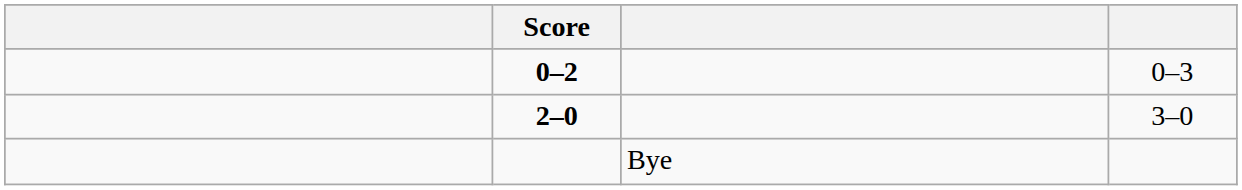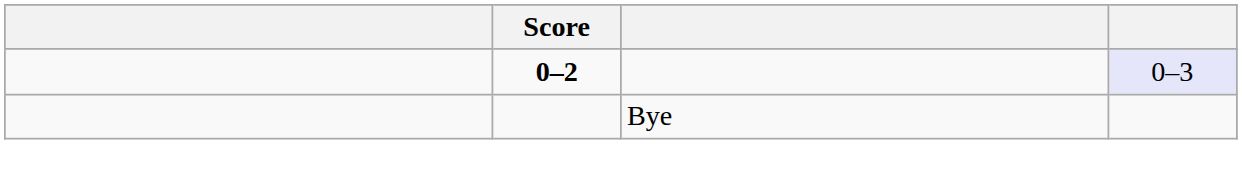(1172, 71) no background -> (1172, 71) lavender background
- row: (557, 116)
